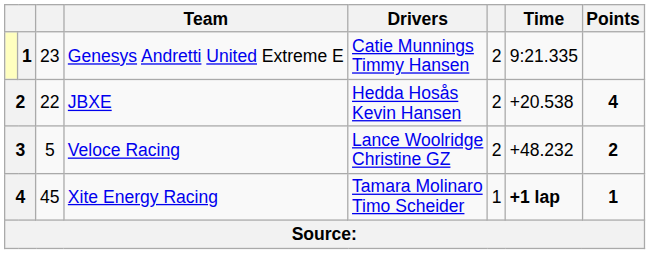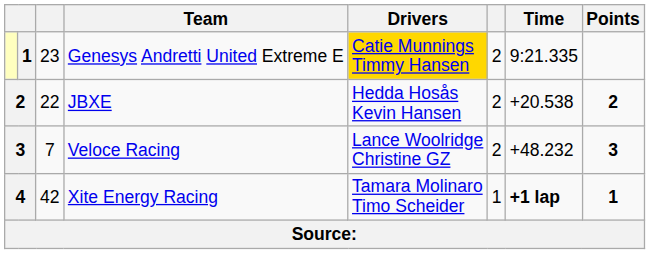(413, 55) no background -> (413, 55) gold background
(613, 102) 4 -> (613, 102) 2
(50, 149) 5 -> (50, 149) 7
(613, 149) 2 -> (613, 149) 3
(50, 196) 45 -> (50, 196) 42
